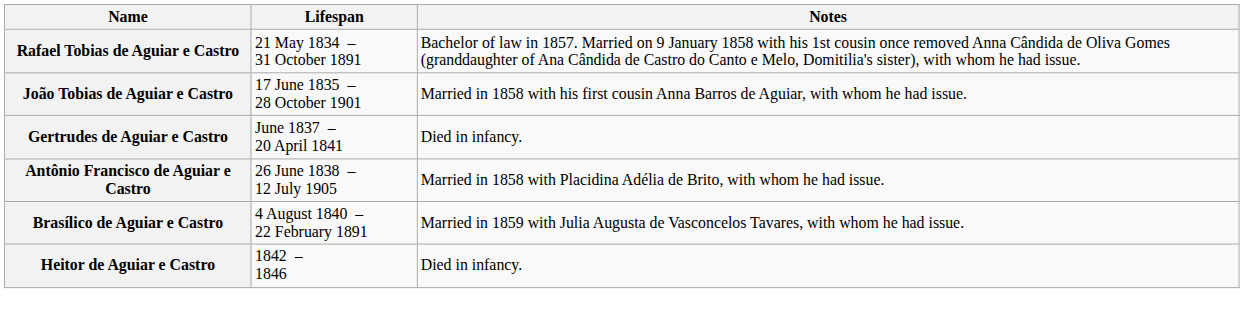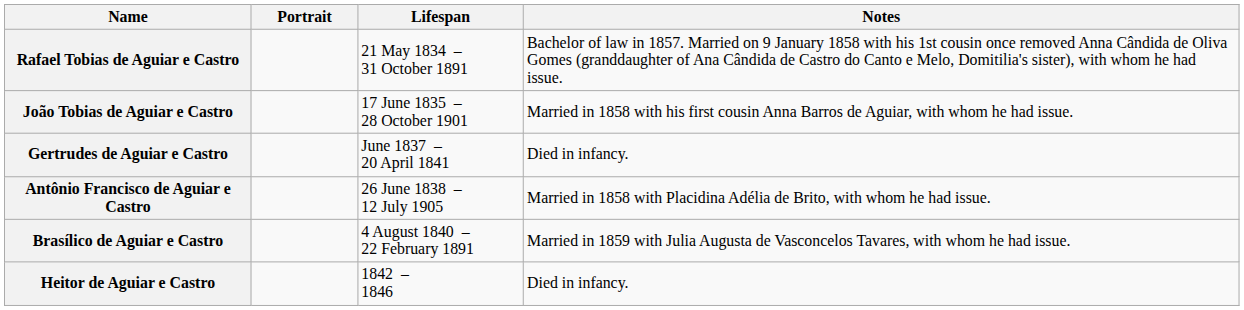+ column: (305, 17)
